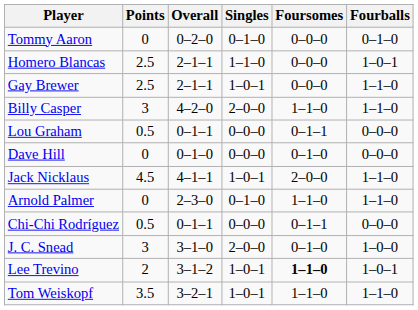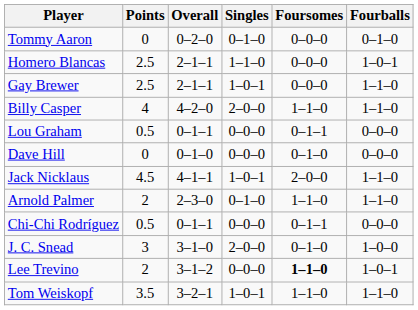(145, 108) 3 -> (145, 108) 4
(145, 200) 0 -> (145, 200) 2
(247, 270) 1–0–1 -> (247, 270) 0–0–0
